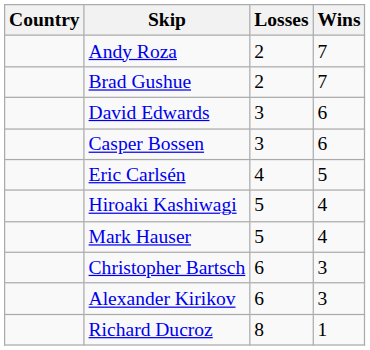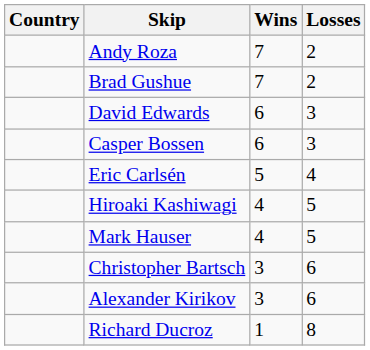columns swapped: (339, 19) <-> (281, 19)
